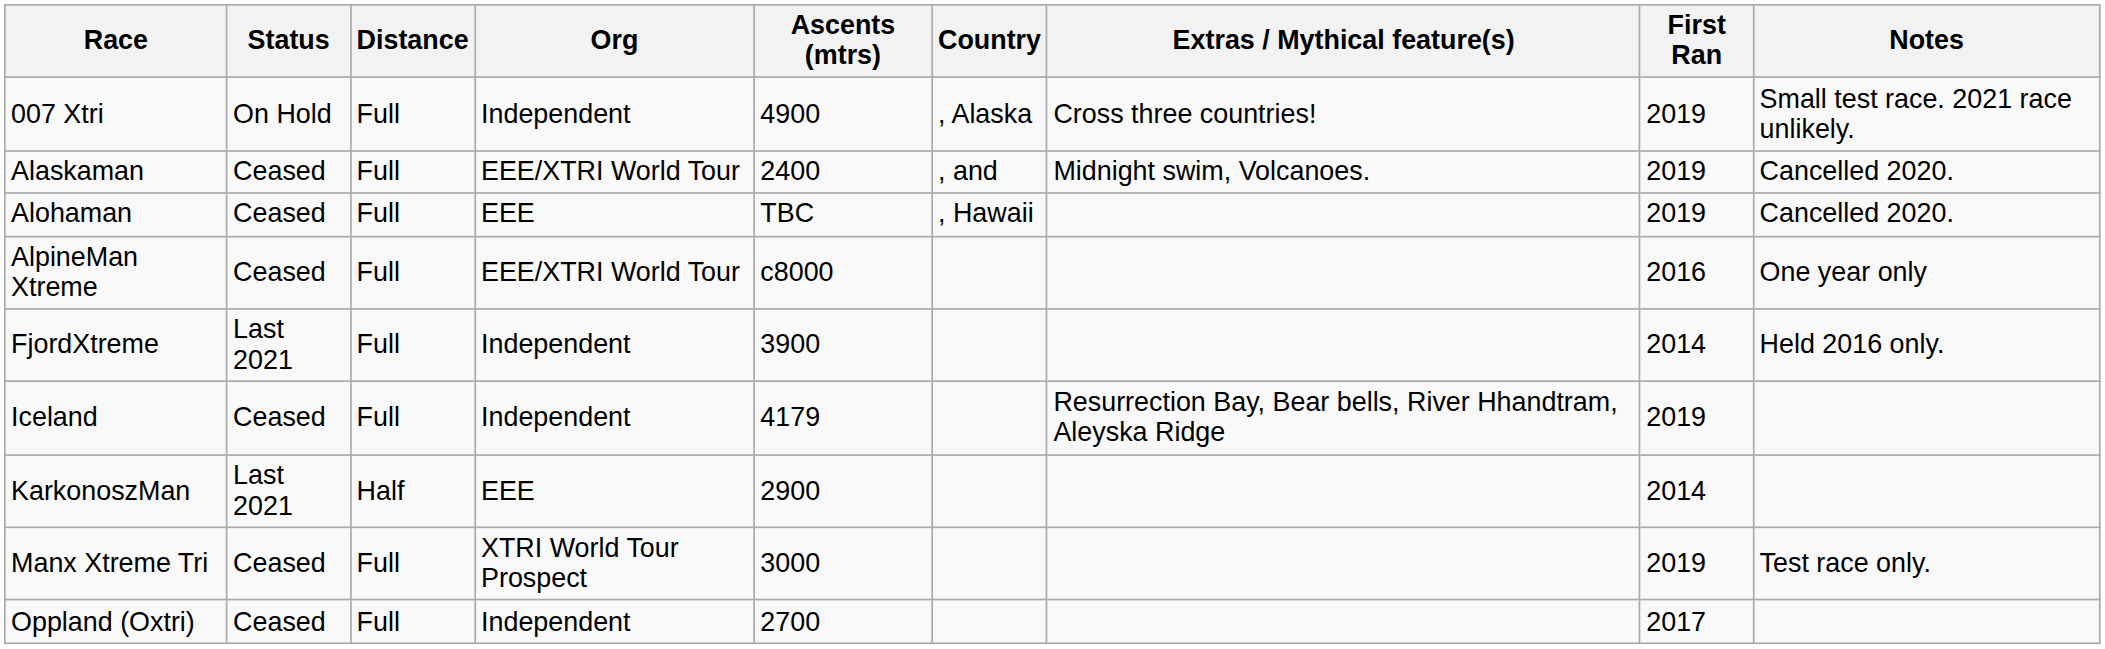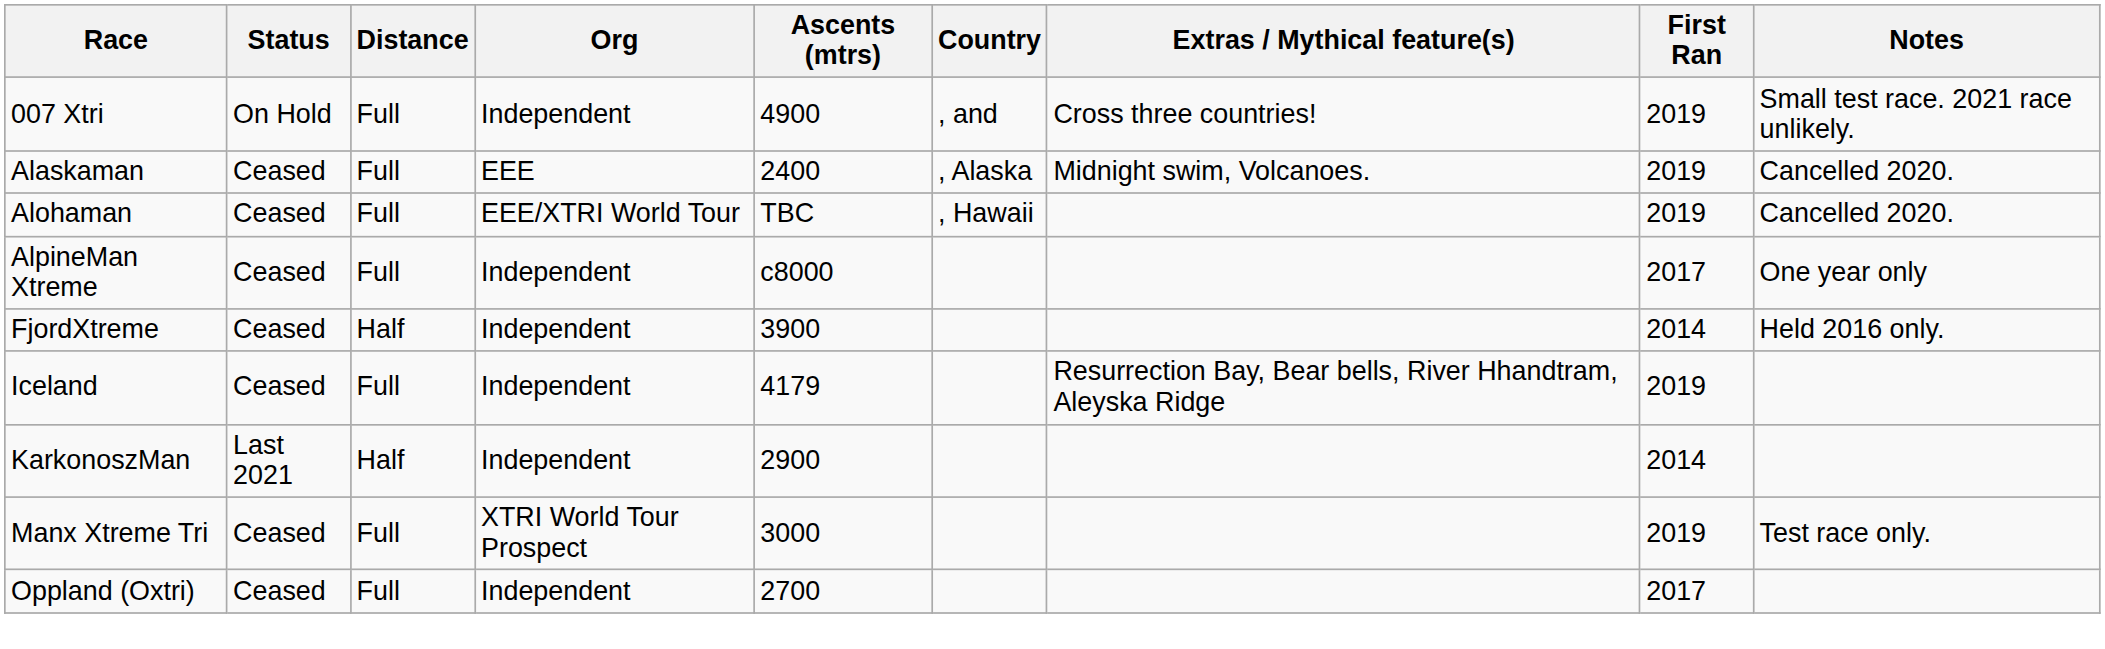(985, 113) , Alaska -> (968, 113) , and
(610, 171) EEE/XTRI World Tour -> (508, 171) EEE
(968, 171) , and -> (985, 171) , Alaska
(508, 214) EEE -> (610, 214) EEE/XTRI World Tour
(610, 271) EEE/XTRI World Tour -> (556, 271) Independent
(1676, 271) 2016 -> (1676, 271) 2017
(263, 344) Last 2021 -> (279, 329) Ceased
(378, 344) Full -> (380, 329) Half
(508, 490) EEE -> (556, 460) Independent
